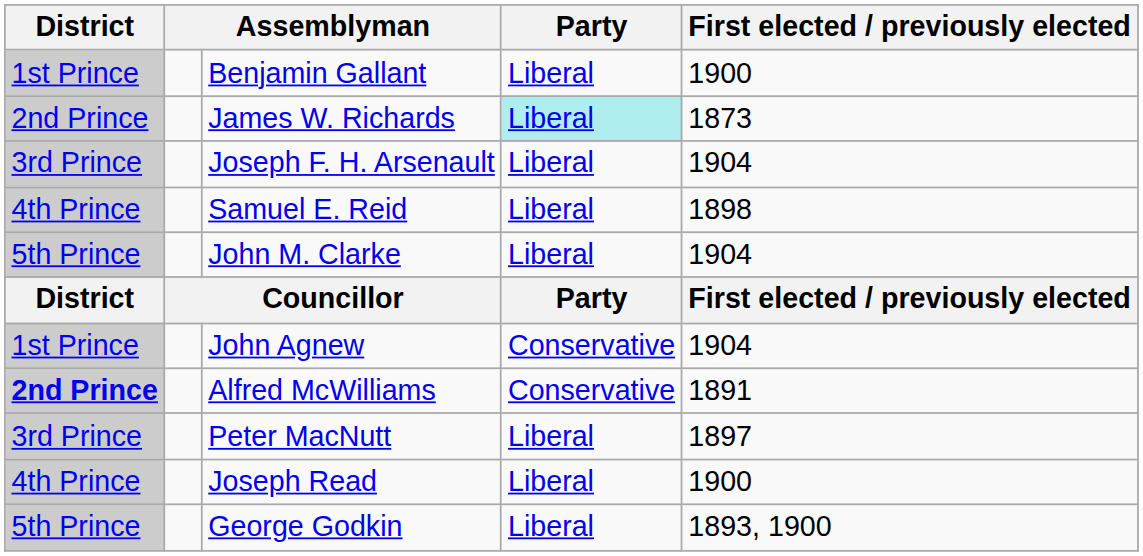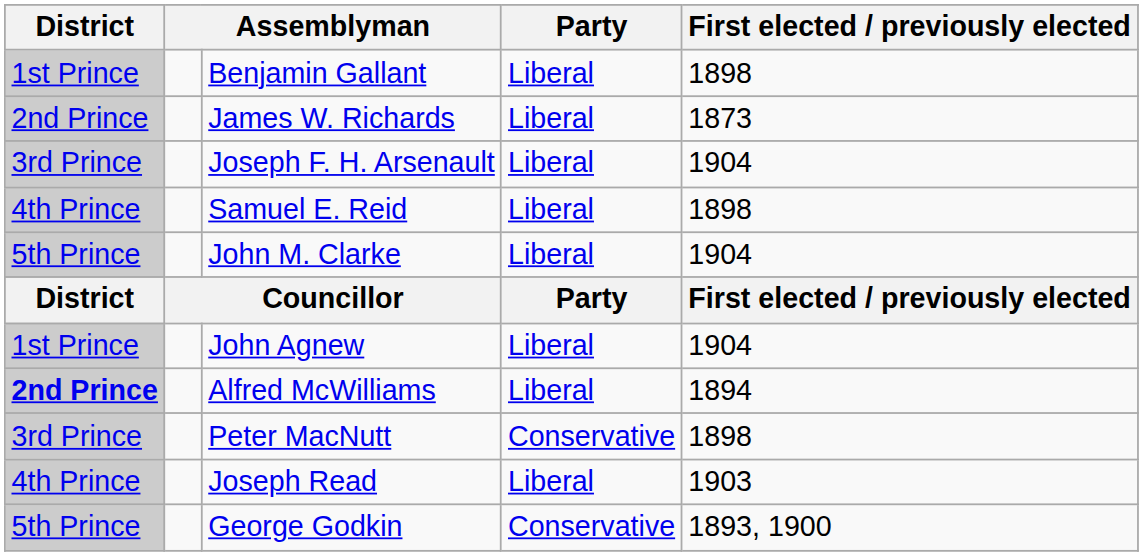(720, 72) 1900 -> (720, 72) 1898
(551, 118) paleturquoise background -> (551, 118) no background
(592, 345) Conservative -> (551, 345) Liberal
(592, 390) Conservative -> (551, 390) Liberal
(720, 390) 1891 -> (720, 390) 1894
(551, 436) Liberal -> (592, 436) Conservative
(720, 436) 1897 -> (720, 436) 1898
(720, 481) 1900 -> (720, 481) 1903
(551, 526) Liberal -> (592, 526) Conservative
